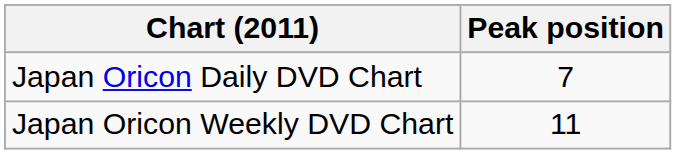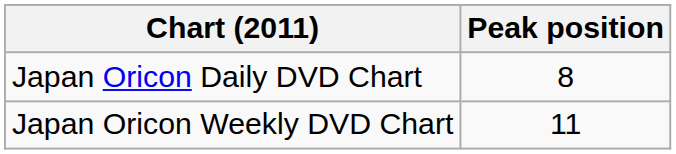(566, 76) 7 -> (566, 76) 8
